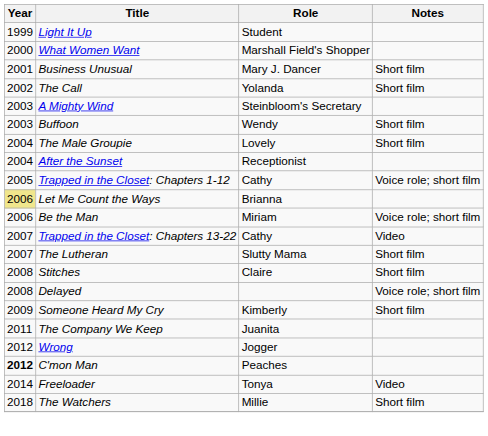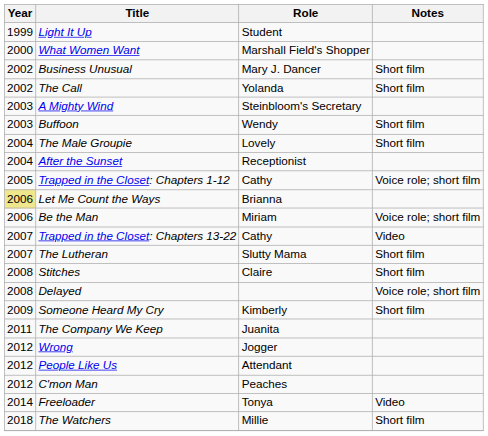(20, 69) 2001 -> (20, 69) 2002
+ row: (78, 365)
(20, 365) bold -> (20, 384) normal
